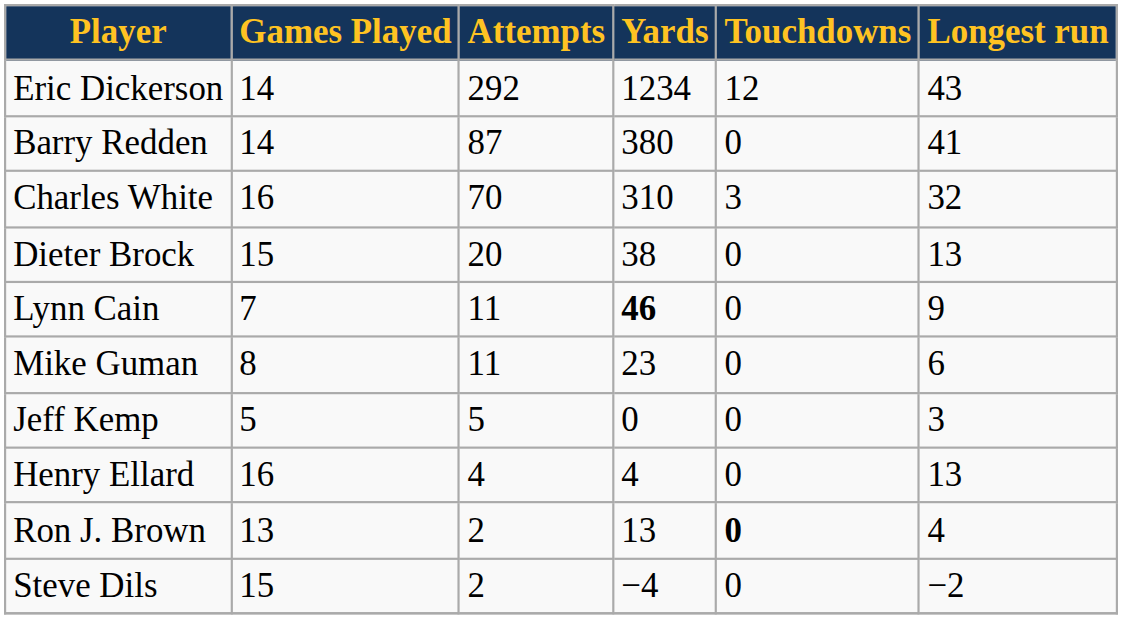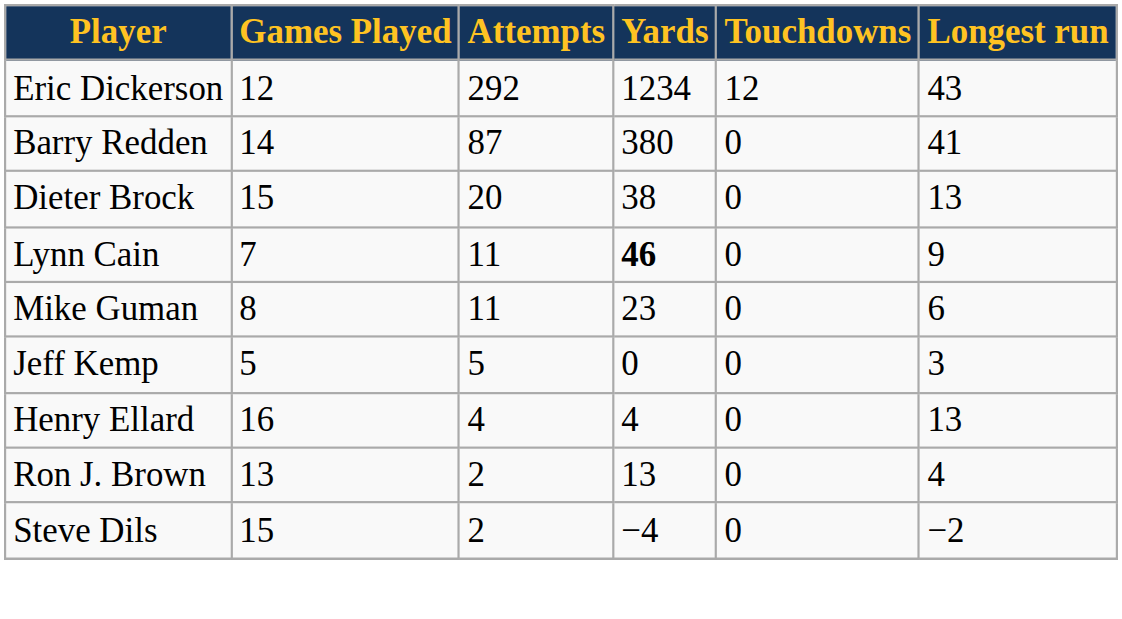(257, 87) 14 -> (257, 87) 12
- row: (113, 198)
(733, 530) bold -> (733, 474) normal
